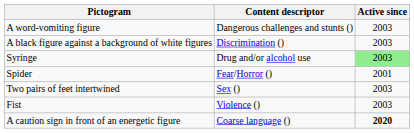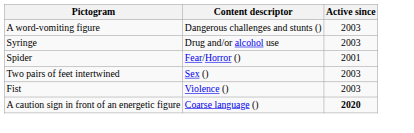- row: (109, 43)
(382, 58) lightgreen background -> (351, 43) no background
